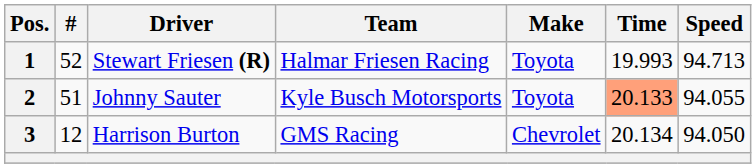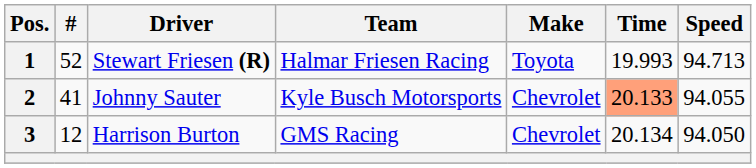(71, 97) 51 -> (71, 97) 41
(543, 97) Toyota -> (556, 97) Chevrolet
